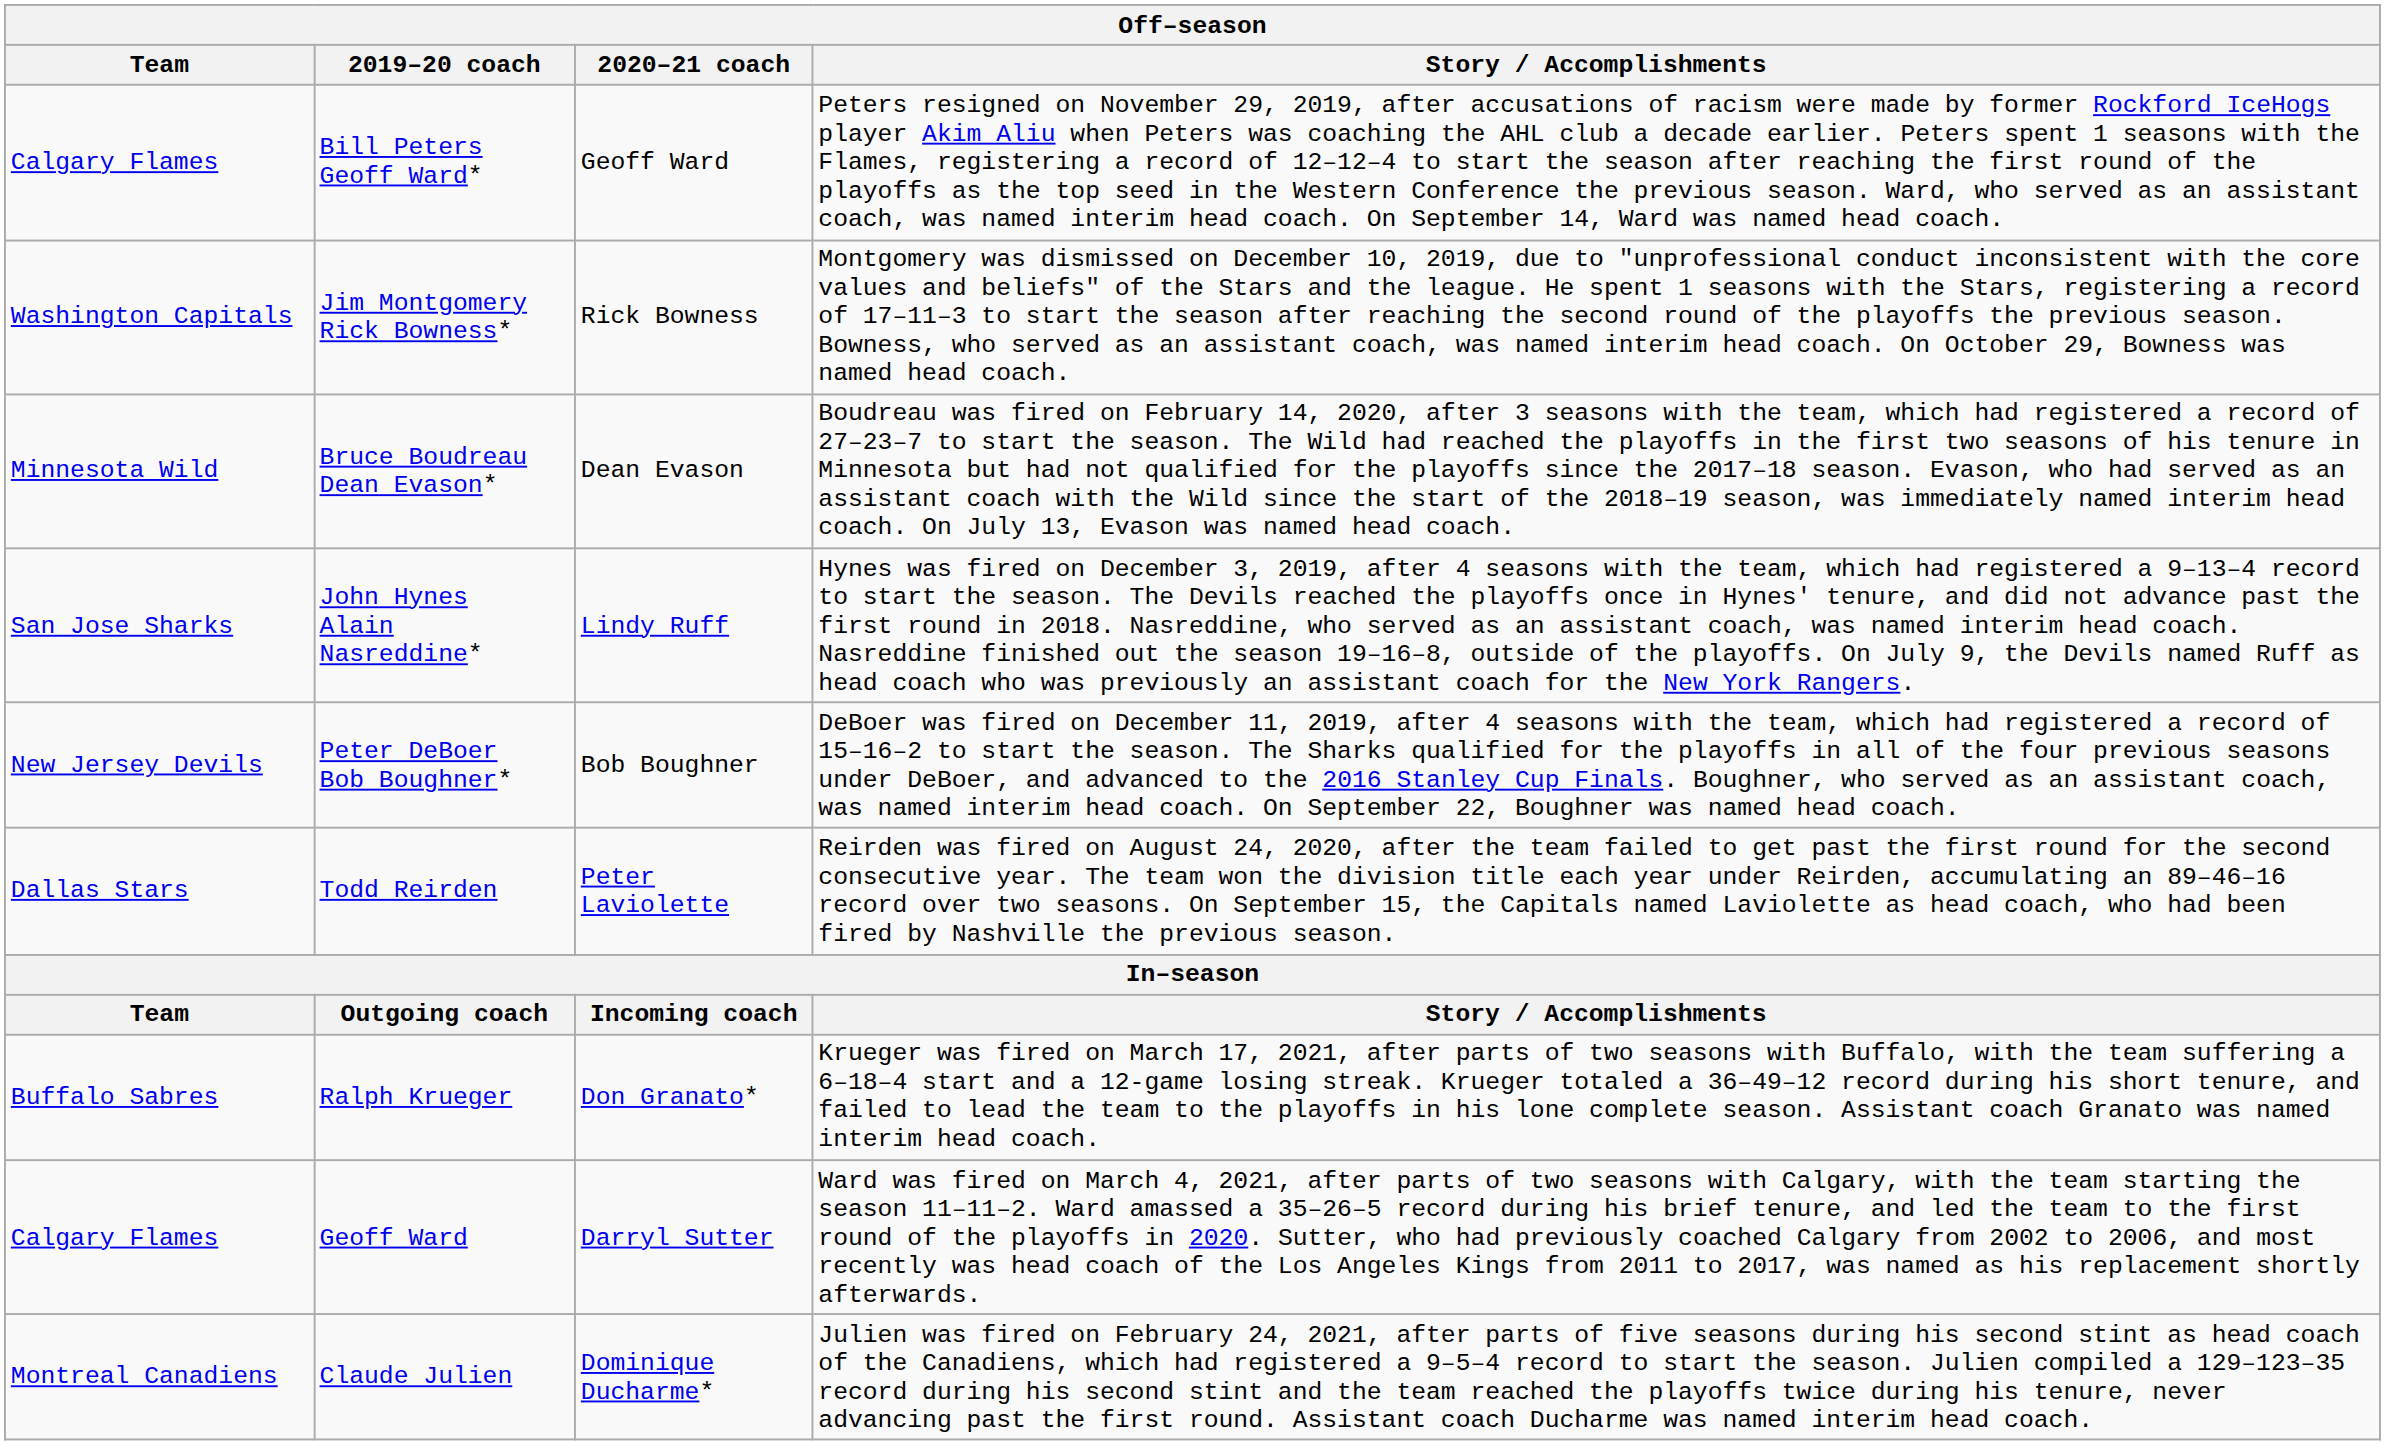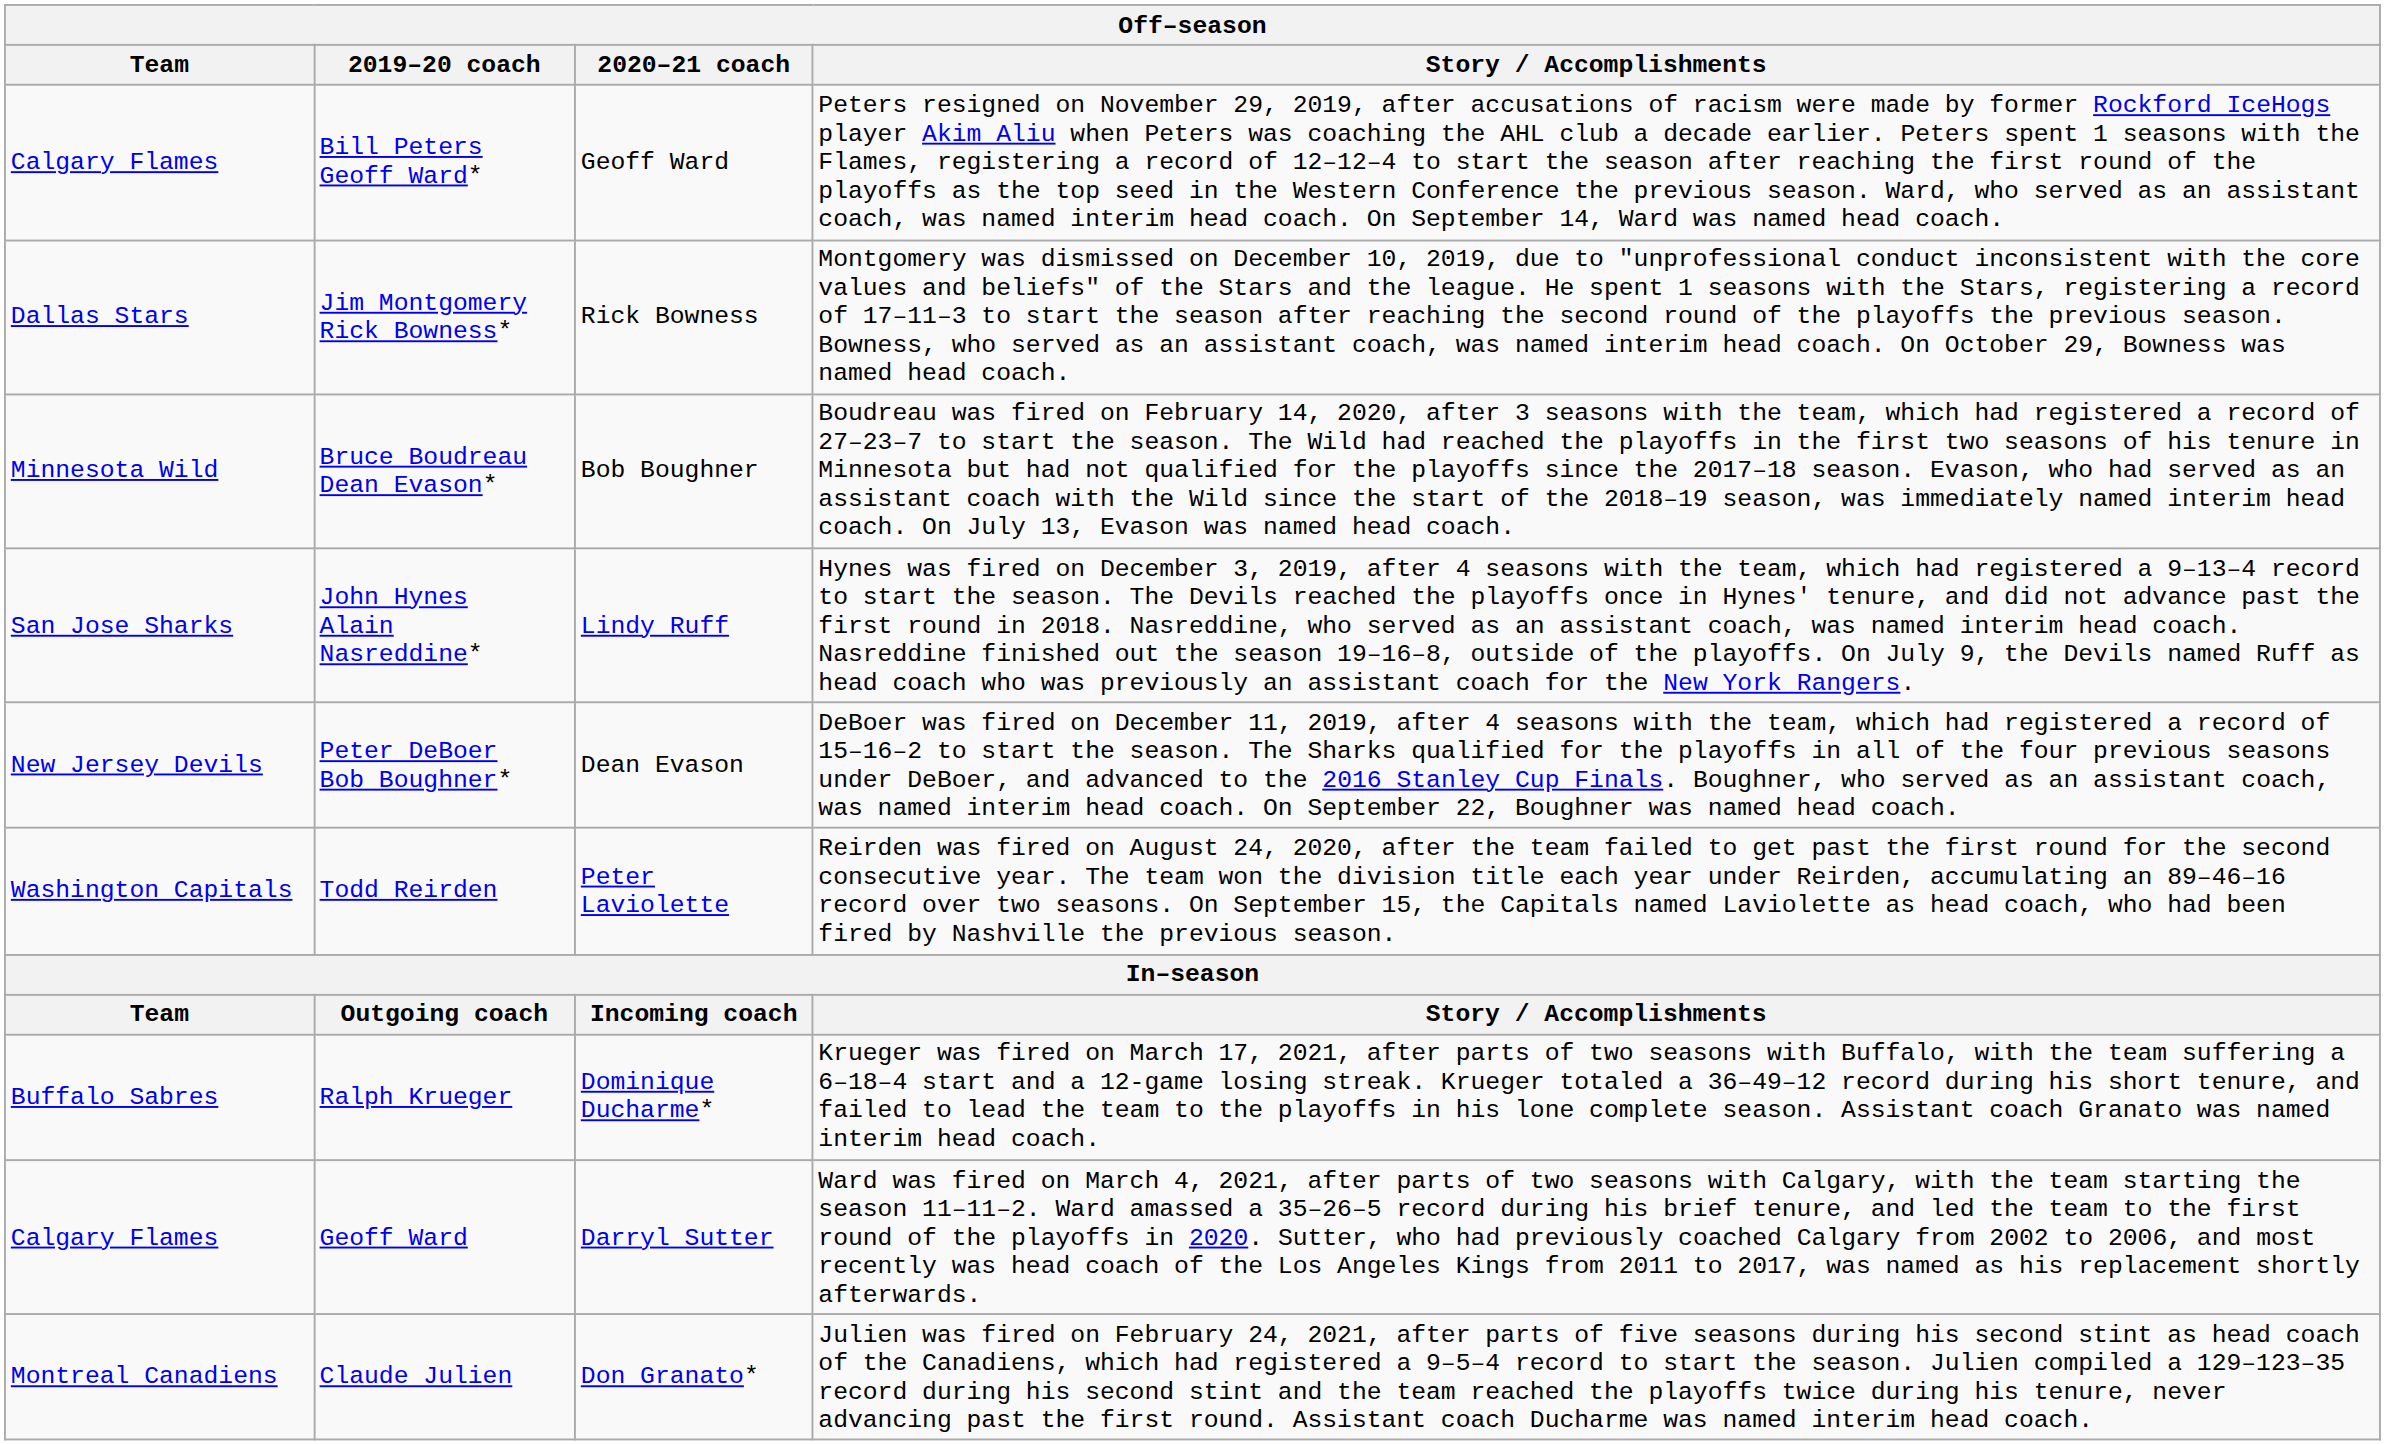(152, 317) Washington Capitals -> (100, 317) Dallas Stars
(662, 471) Dean Evason -> (670, 471) Bob Boughner
(670, 765) Bob Boughner -> (662, 765) Dean Evason
(100, 891) Dallas Stars -> (152, 891) Washington Capitals
(670, 1097) Don Granato* -> (648, 1097) Dominique Ducharme*
(648, 1377) Dominique Ducharme* -> (670, 1377) Don Granato*
